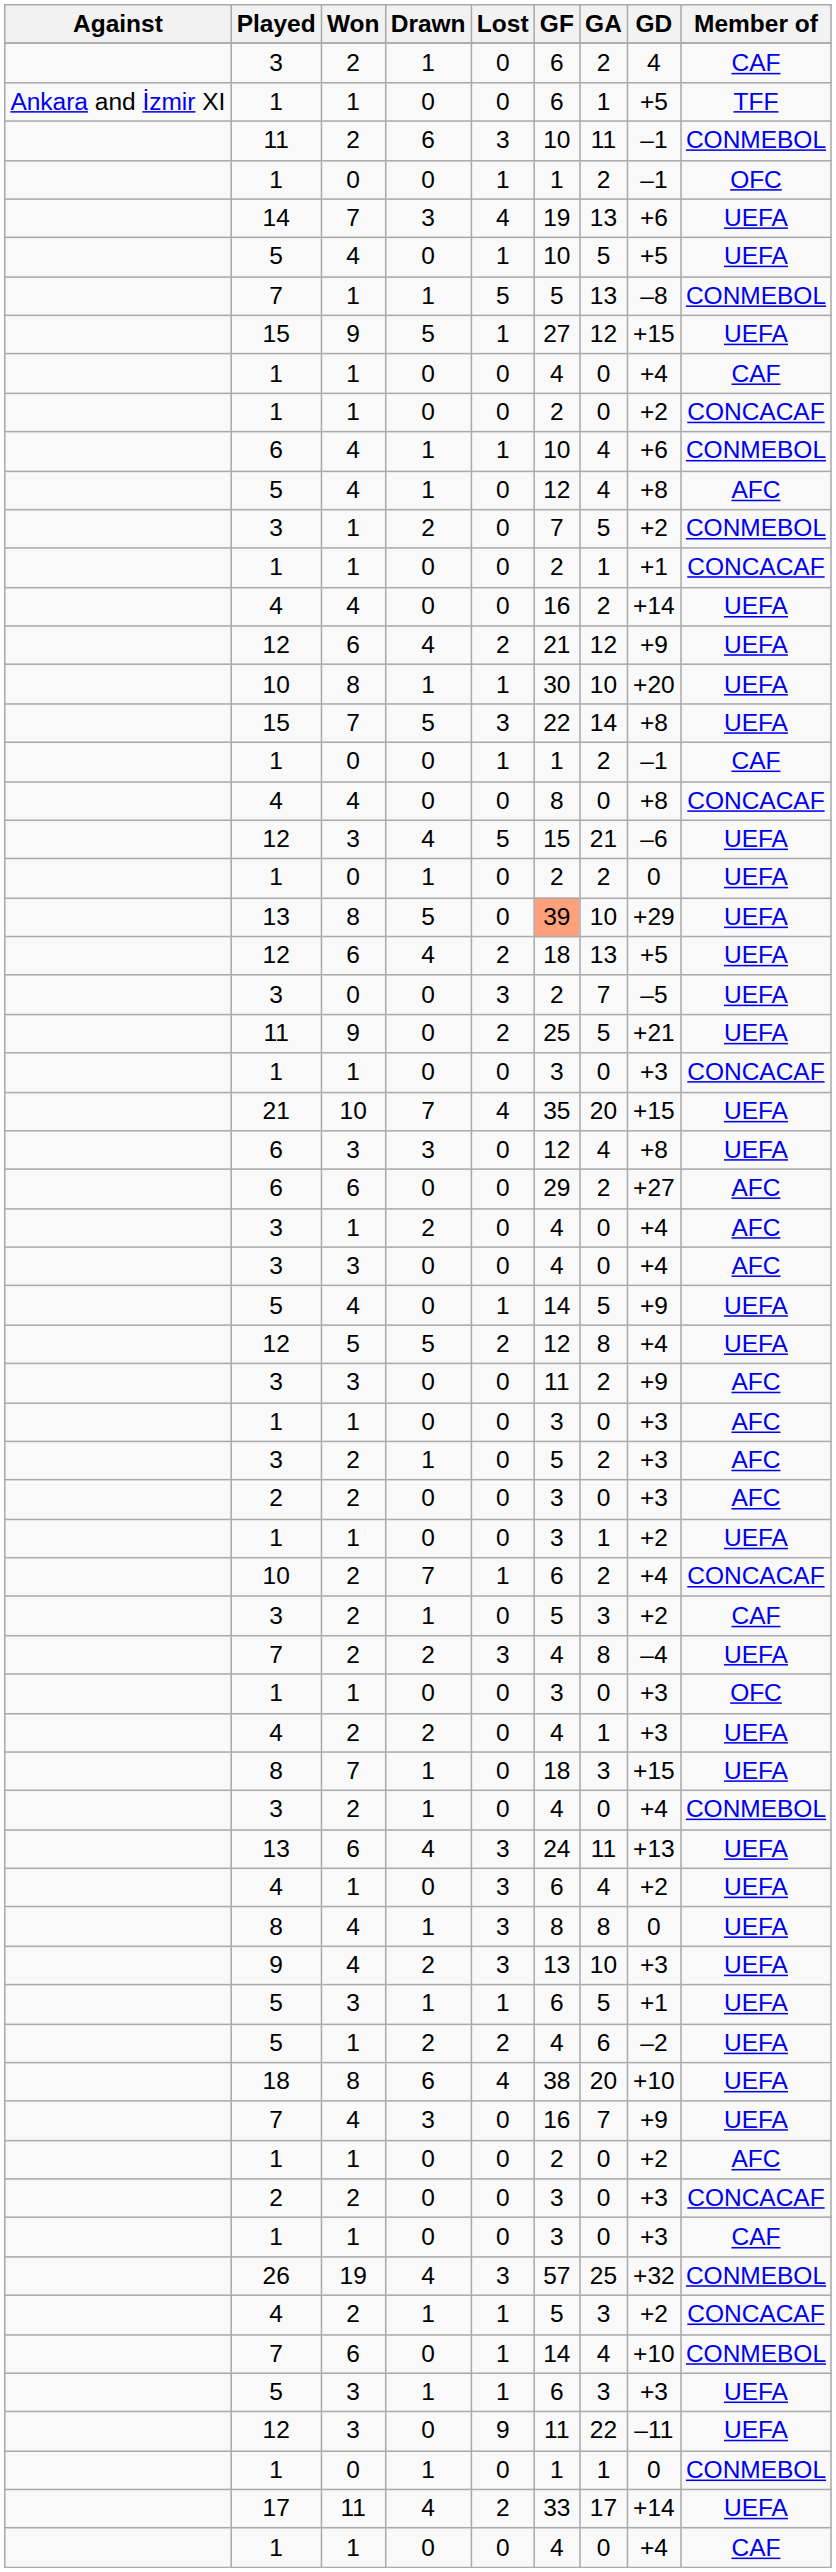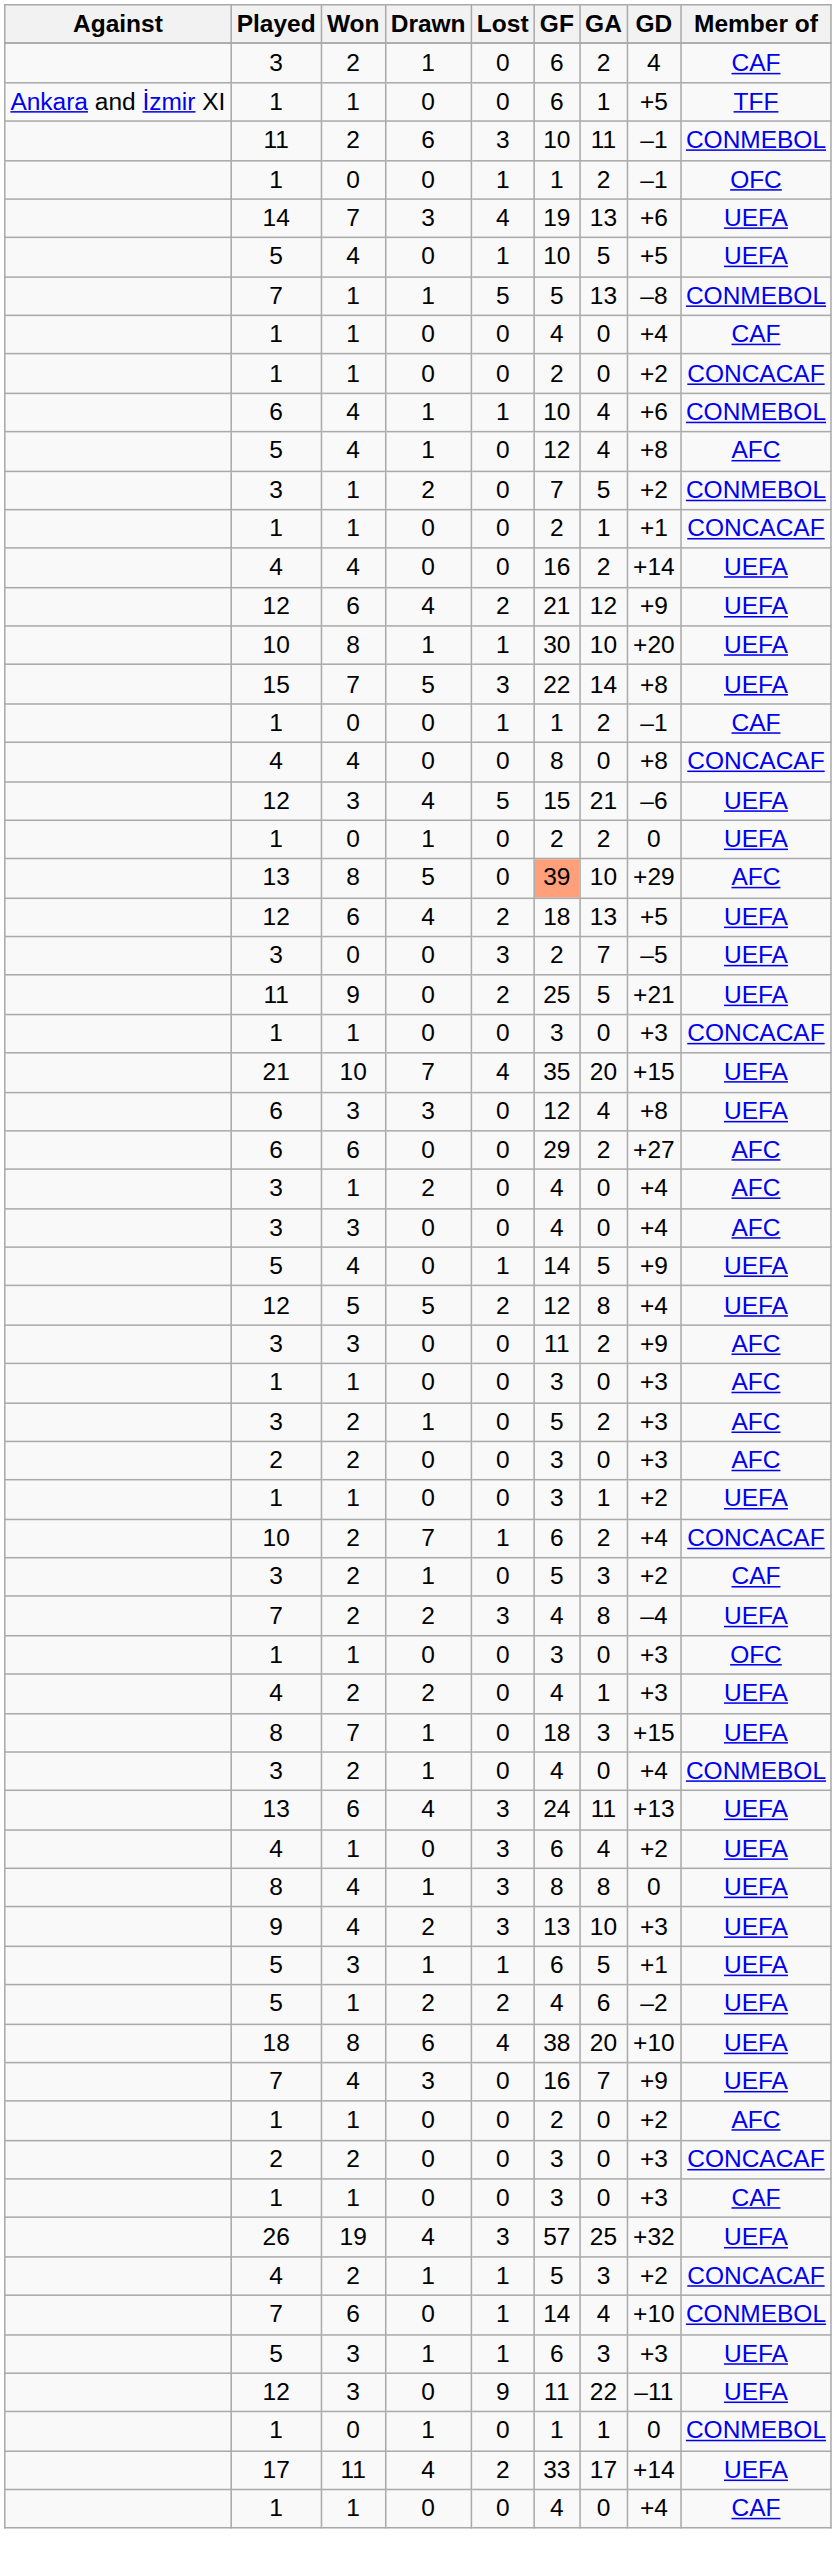- row: (276, 334)
(756, 916) UEFA -> (756, 878) AFC
(756, 2275) CONMEBOL -> (756, 2236) UEFA
